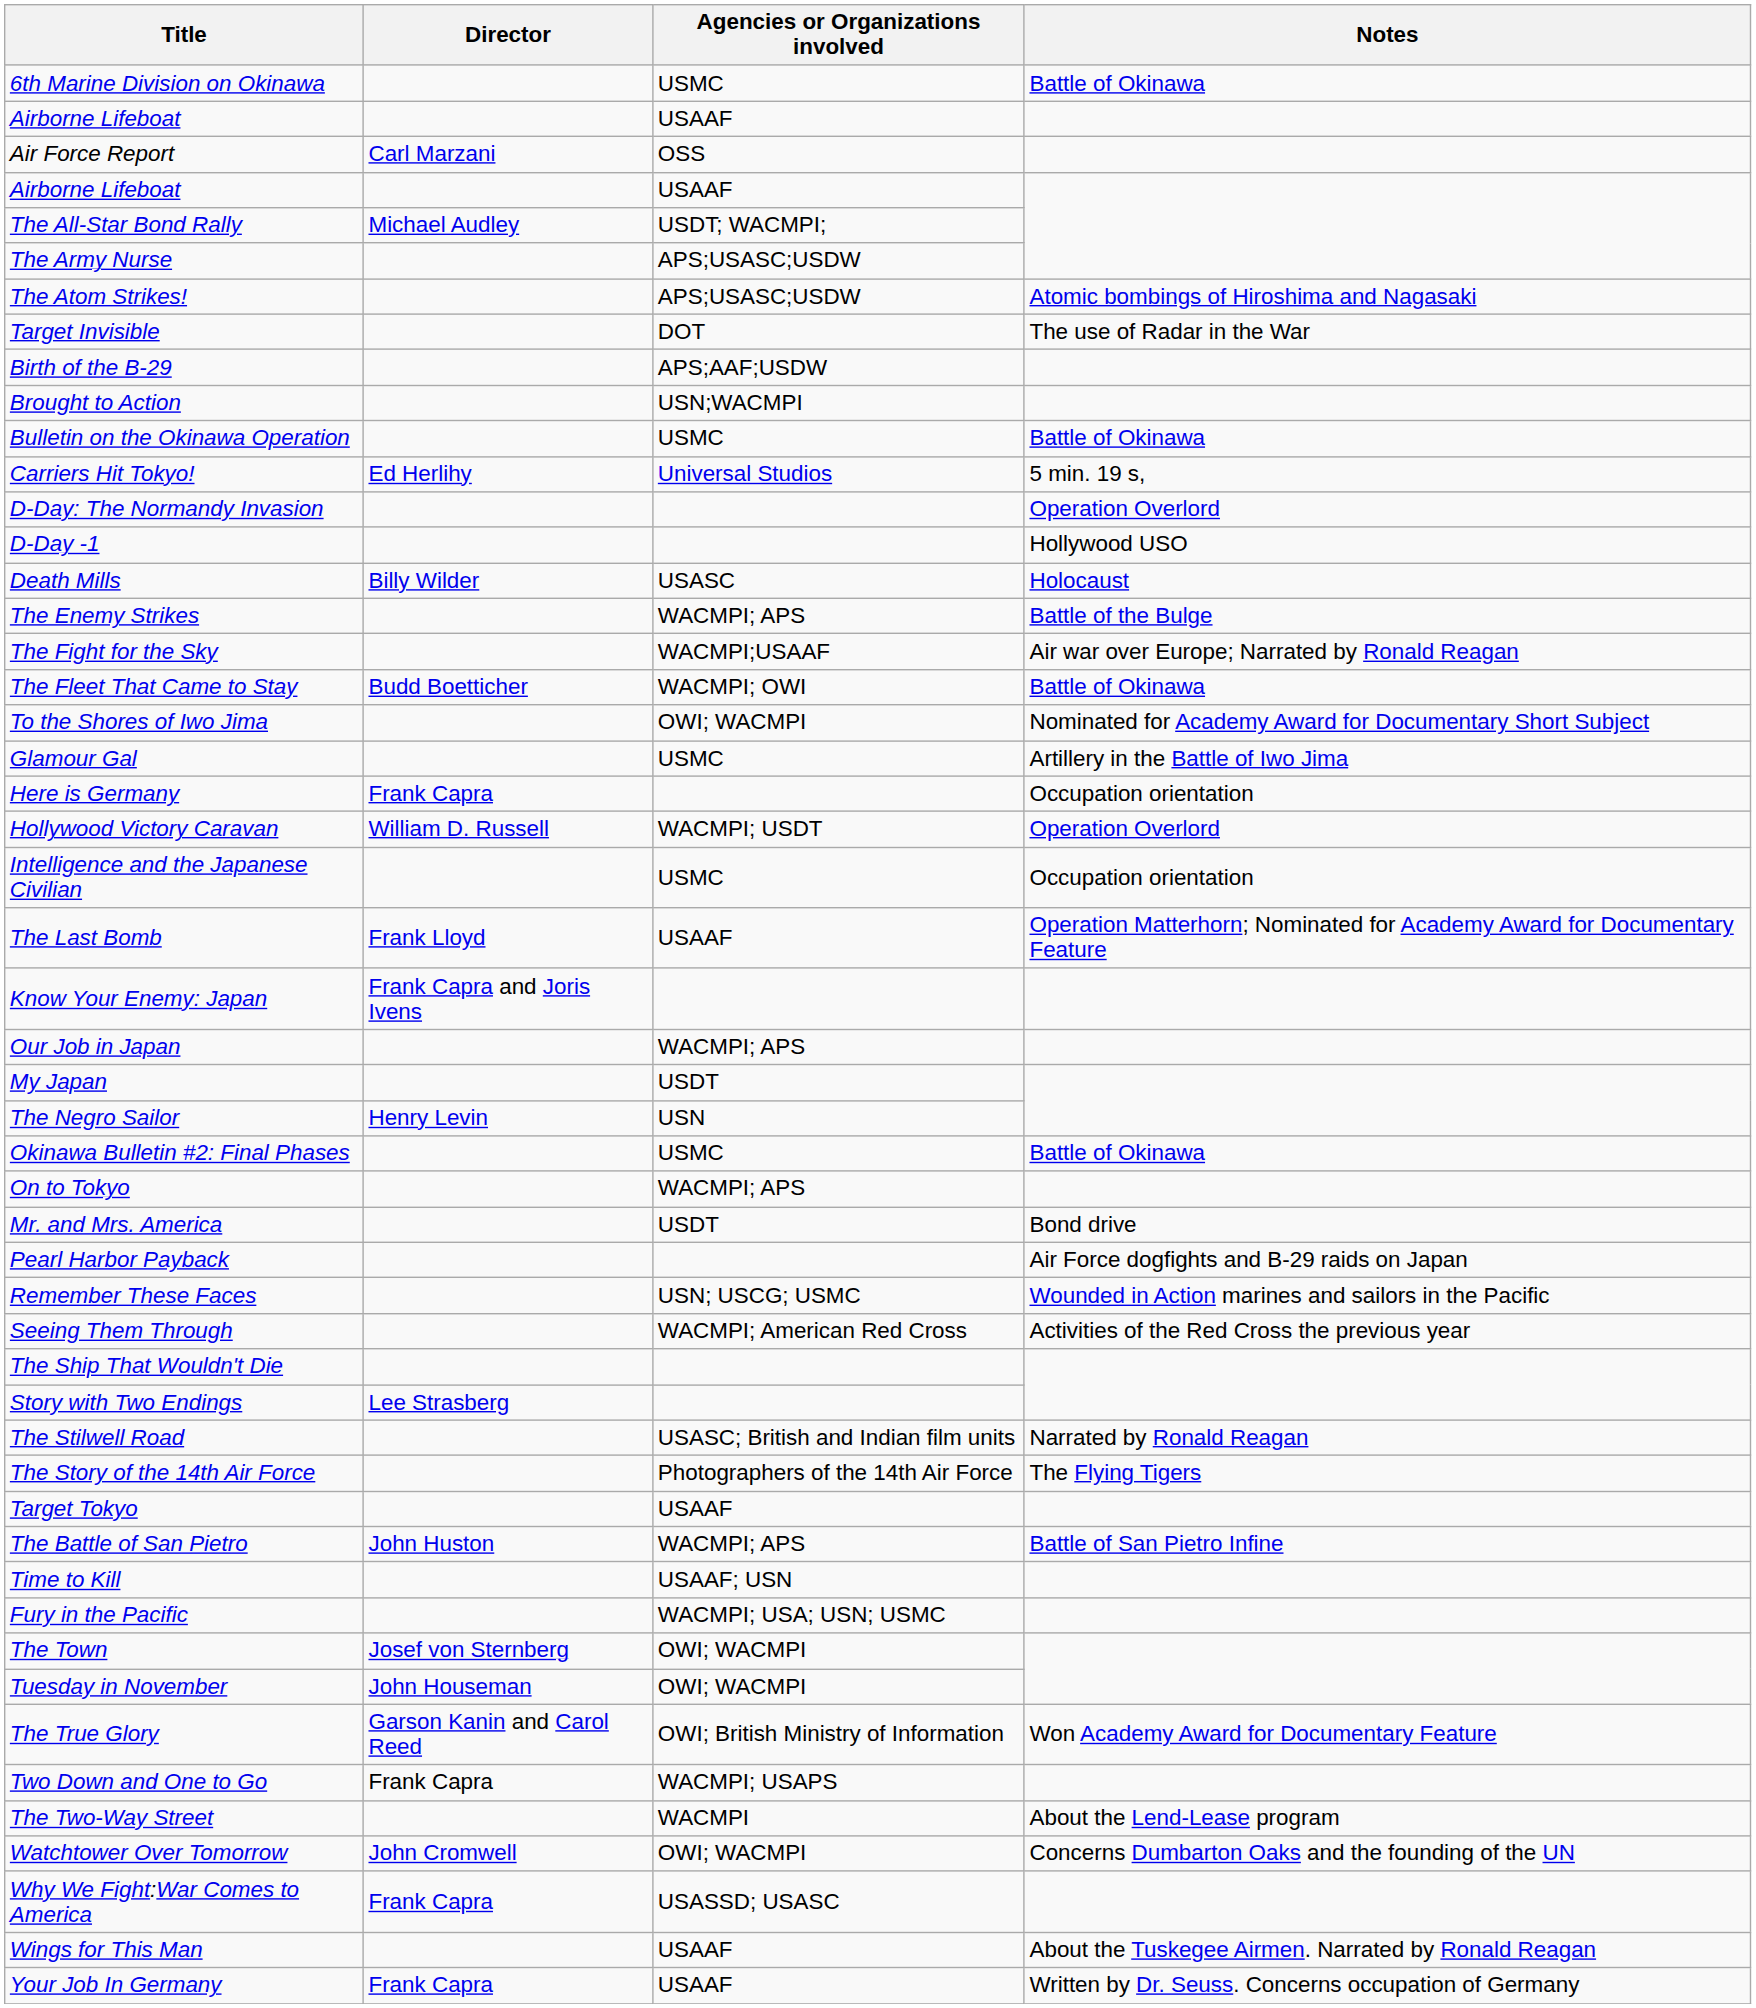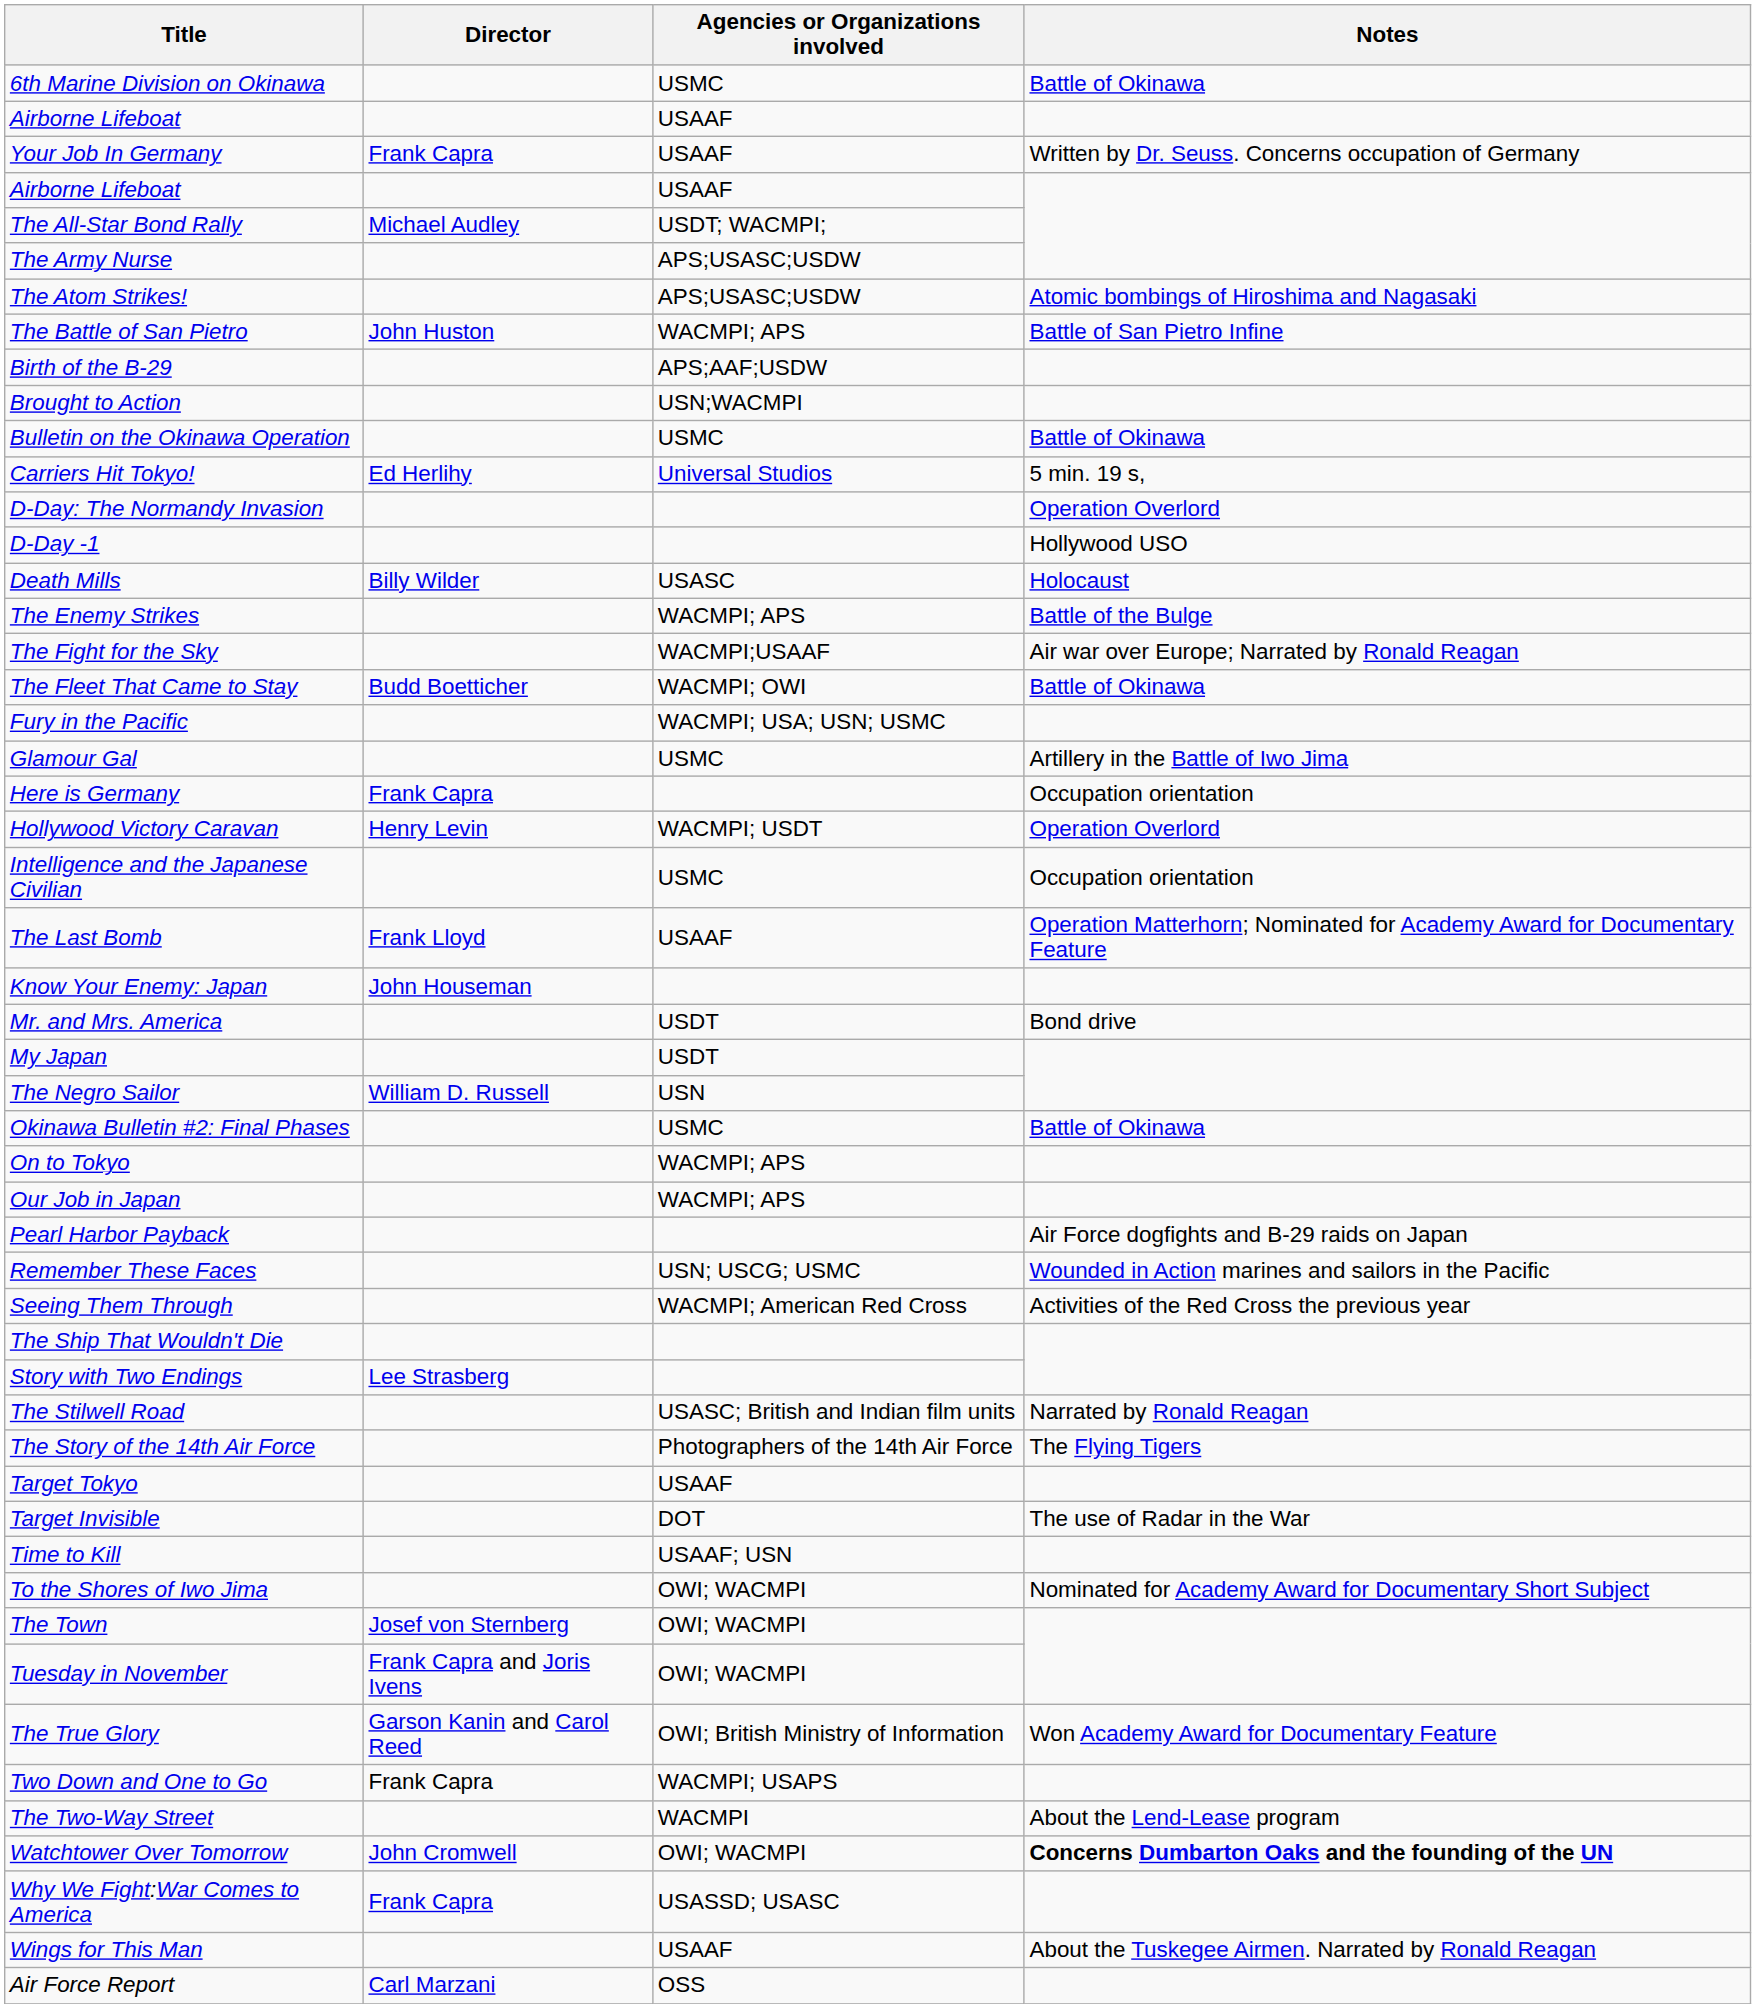rows swapped: (92, 154) <-> (116, 1985)
rows swapped: (129, 1544) <-> (85, 331)
rows swapped: (99, 1615) <-> (139, 722)
(459, 829) William D. Russell -> (428, 829) Henry Levin
(479, 998) Frank Capra and Joris Ivens -> (450, 985) John Houseman
rows swapped: (116, 1224) <-> (95, 1046)
(428, 1117) Henry Levin -> (459, 1092) William D. Russell
(450, 1686) John Houseman -> (479, 1673) Frank Capra and Joris Ivens
(1302, 1853) normal -> (1321, 1853) bold
